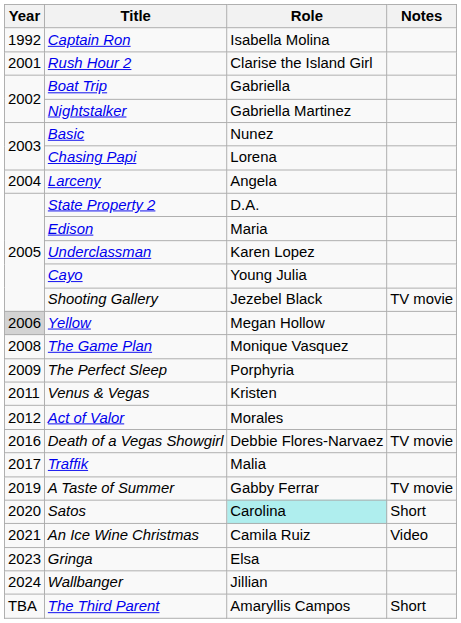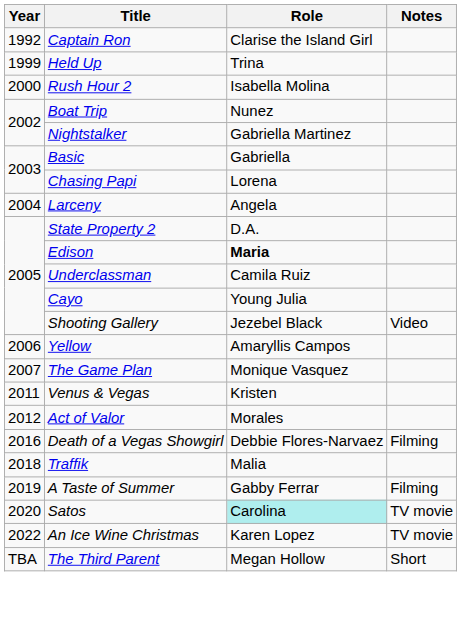(280, 39) Isabella Molina -> (301, 39) Clarise the Island Girl
+ row: (75, 63)
(24, 63) 2001 -> (24, 87) 2000
(301, 63) Clarise the Island Girl -> (280, 87) Isabella Molina
(260, 87) Gabriella -> (252, 110) Nunez
(252, 134) Nunez -> (260, 157) Gabriella
(249, 228) normal -> (250, 252) bold
(273, 252) Karen Lopez -> (270, 275) Camila Ruiz
(422, 299) TV movie -> (409, 323) Video
(24, 323) lightgrey background -> (24, 346) no background
(277, 323) Megan Hollow -> (290, 346) Amaryllis Campos
(24, 346) 2008 -> (24, 370) 2007
- row: (107, 370)
(422, 441) TV movie -> (414, 441) Filming
(24, 464) 2017 -> (24, 464) 2018
(422, 488) TV movie -> (414, 488) Filming
(408, 511) Short -> (422, 511) TV movie
(24, 535) 2021 -> (24, 535) 2022
(270, 535) Camila Ruiz -> (273, 535) Karen Lopez
(409, 535) Video -> (422, 535) TV movie
- row: (70, 559)
- row: (85, 582)
(290, 606) Amaryllis Campos -> (277, 559) Megan Hollow
